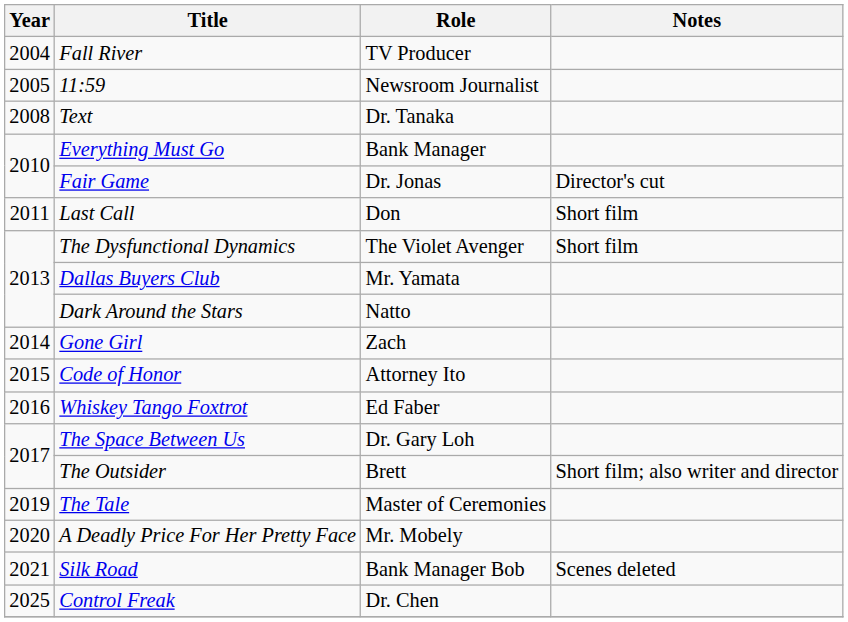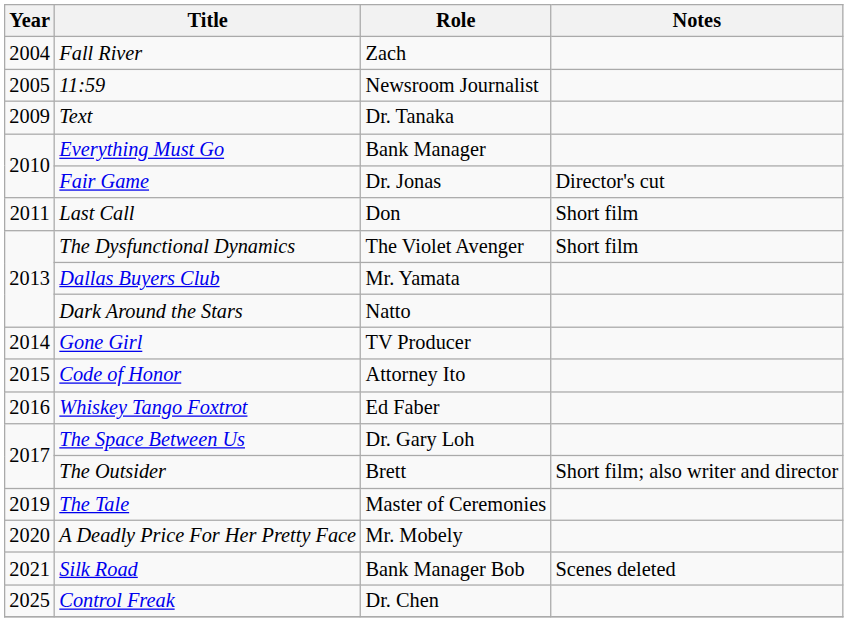(418, 52) TV Producer -> (386, 52) Zach
(30, 117) 2008 -> (30, 117) 2009
(386, 342) Zach -> (418, 342) TV Producer
